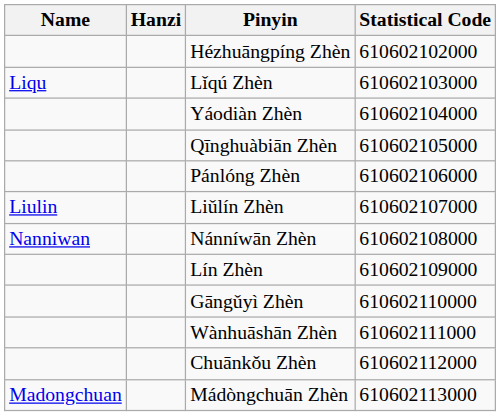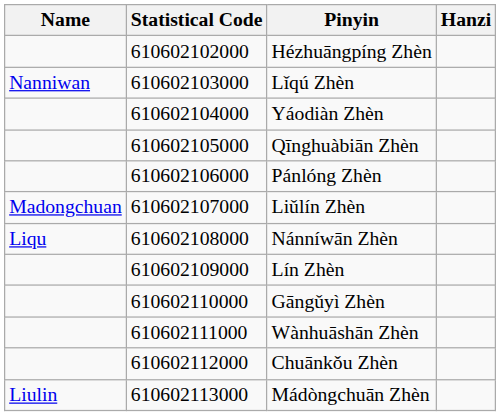columns swapped: (156, 20) <-> (425, 20)
(28, 82) Liqu -> (50, 82) Nanniwan
(33, 207) Liulin -> (65, 207) Madongchuan
(50, 238) Nanniwan -> (28, 238) Liqu
(65, 394) Madongchuan -> (33, 394) Liulin
